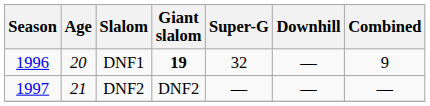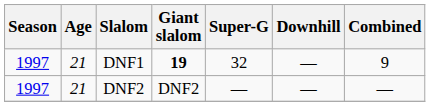(33, 62) 1996 -> (33, 62) 1997
(78, 62) 20 -> (78, 62) 21
